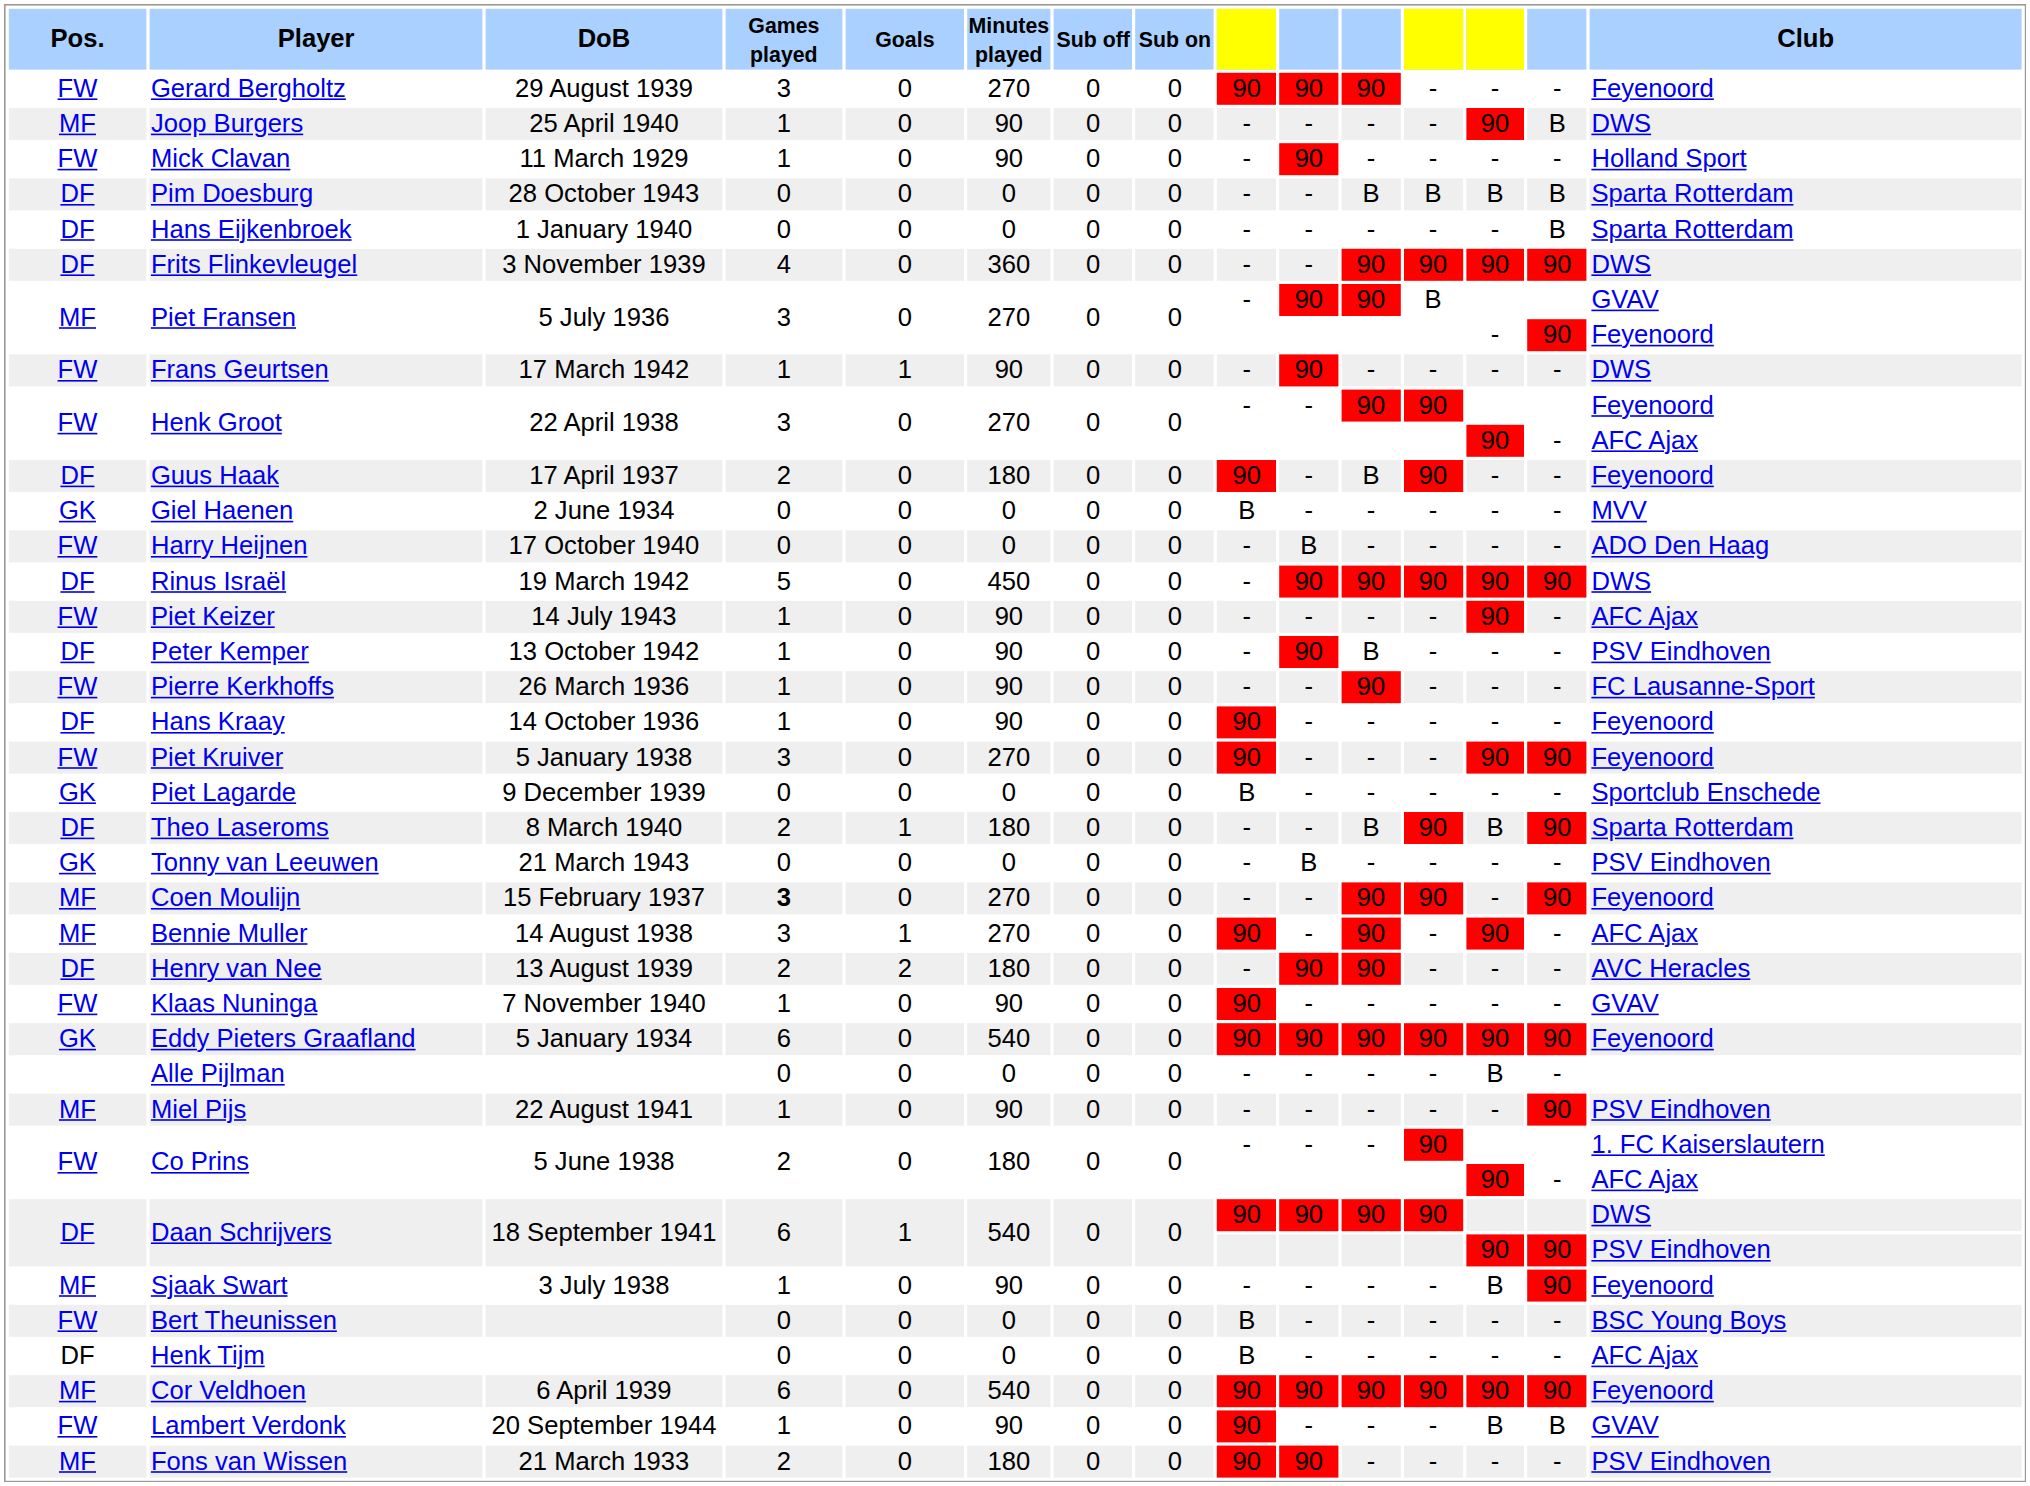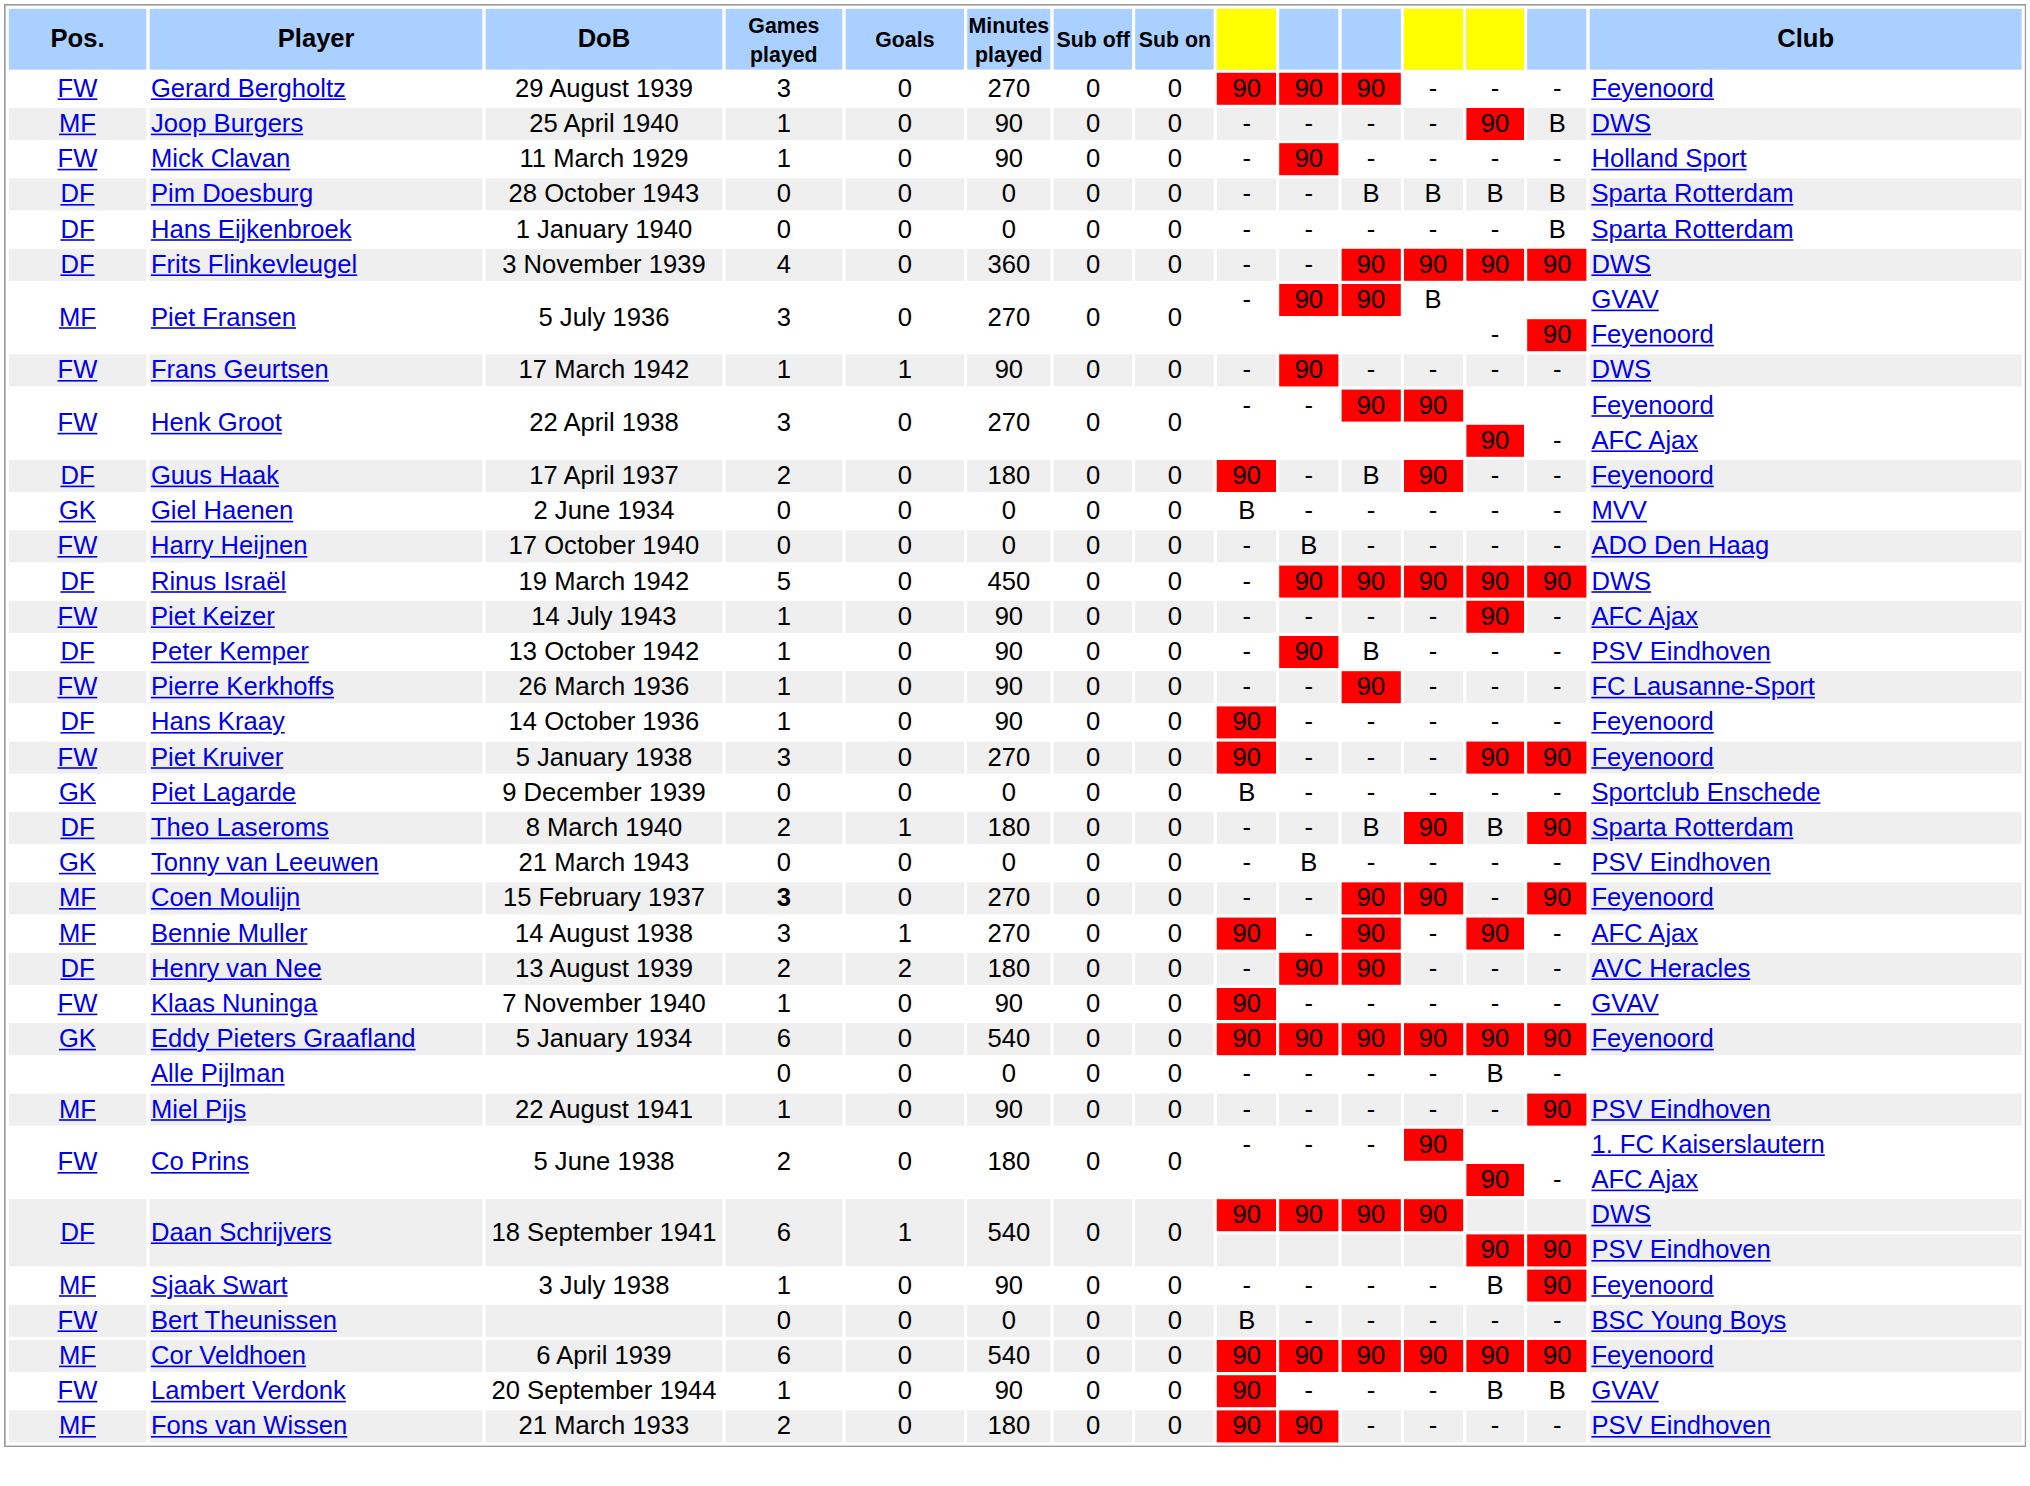- row: (208, 1355)
